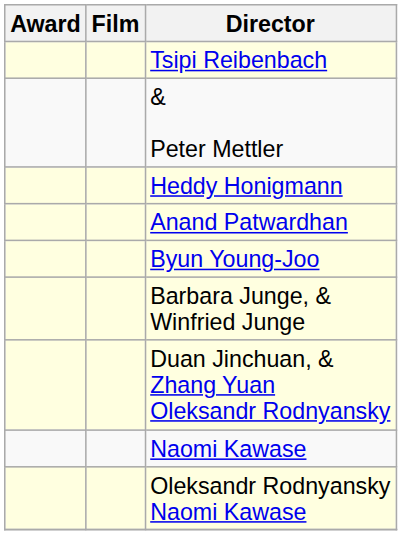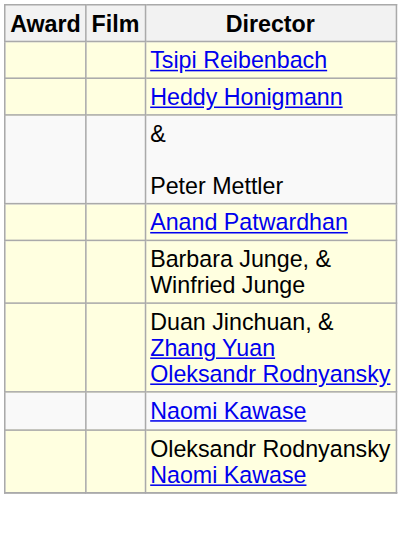rows swapped: (246, 186) <-> (217, 123)
- row: (235, 259)
